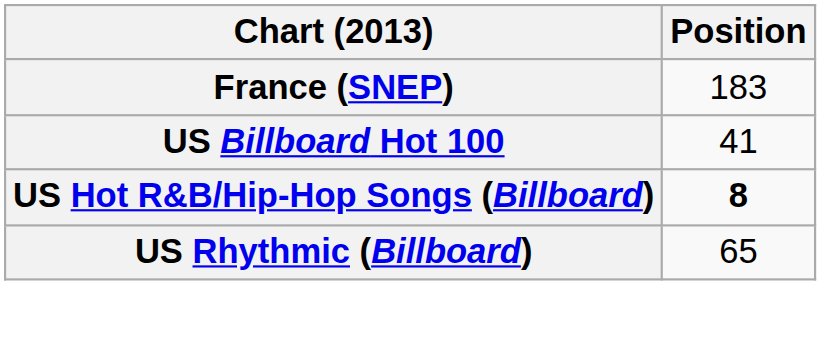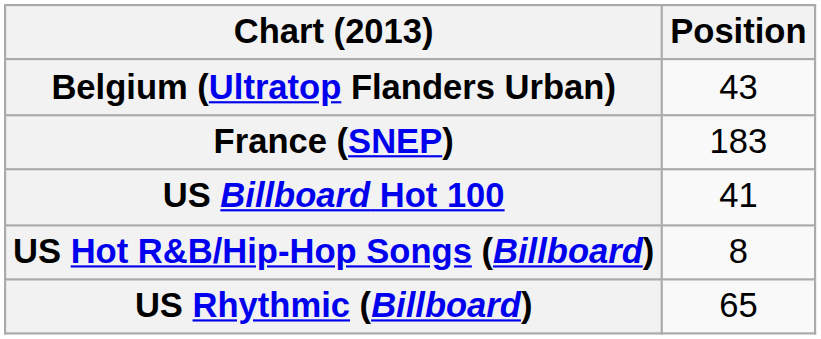+ row: (334, 86)
(738, 196) bold -> (738, 251) normal
